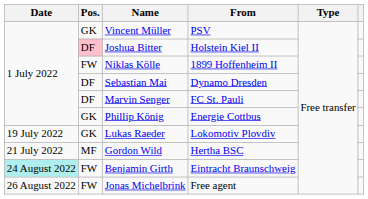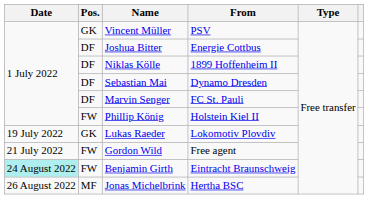(88, 47) pink background -> (88, 47) no background
(225, 47) Holstein Kiel II -> (226, 47) Energie Cottbus
(89, 64) FW -> (88, 64) DF
(89, 116) GK -> (89, 116) FW
(226, 116) Energie Cottbus -> (225, 116) Holstein Kiel II
(89, 151) MF -> (89, 151) FW
(217, 151) Hertha BSC -> (213, 151) Free agent
(89, 185) FW -> (89, 185) MF
(213, 185) Free agent -> (217, 185) Hertha BSC
